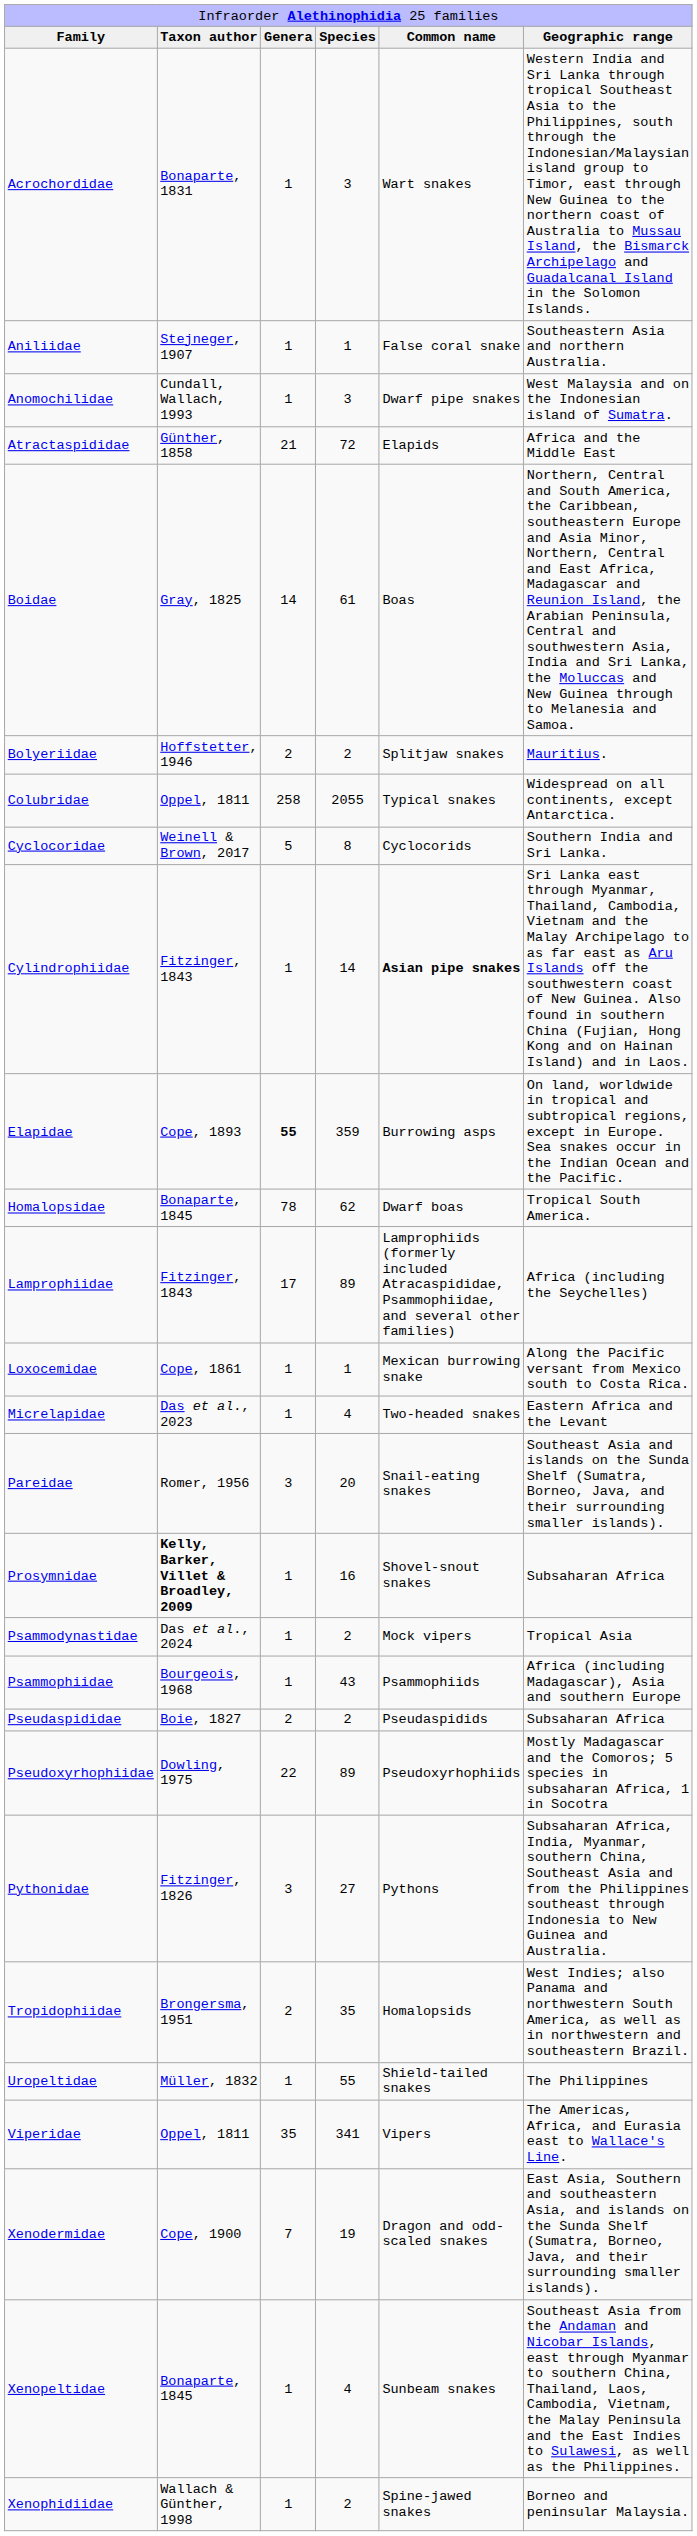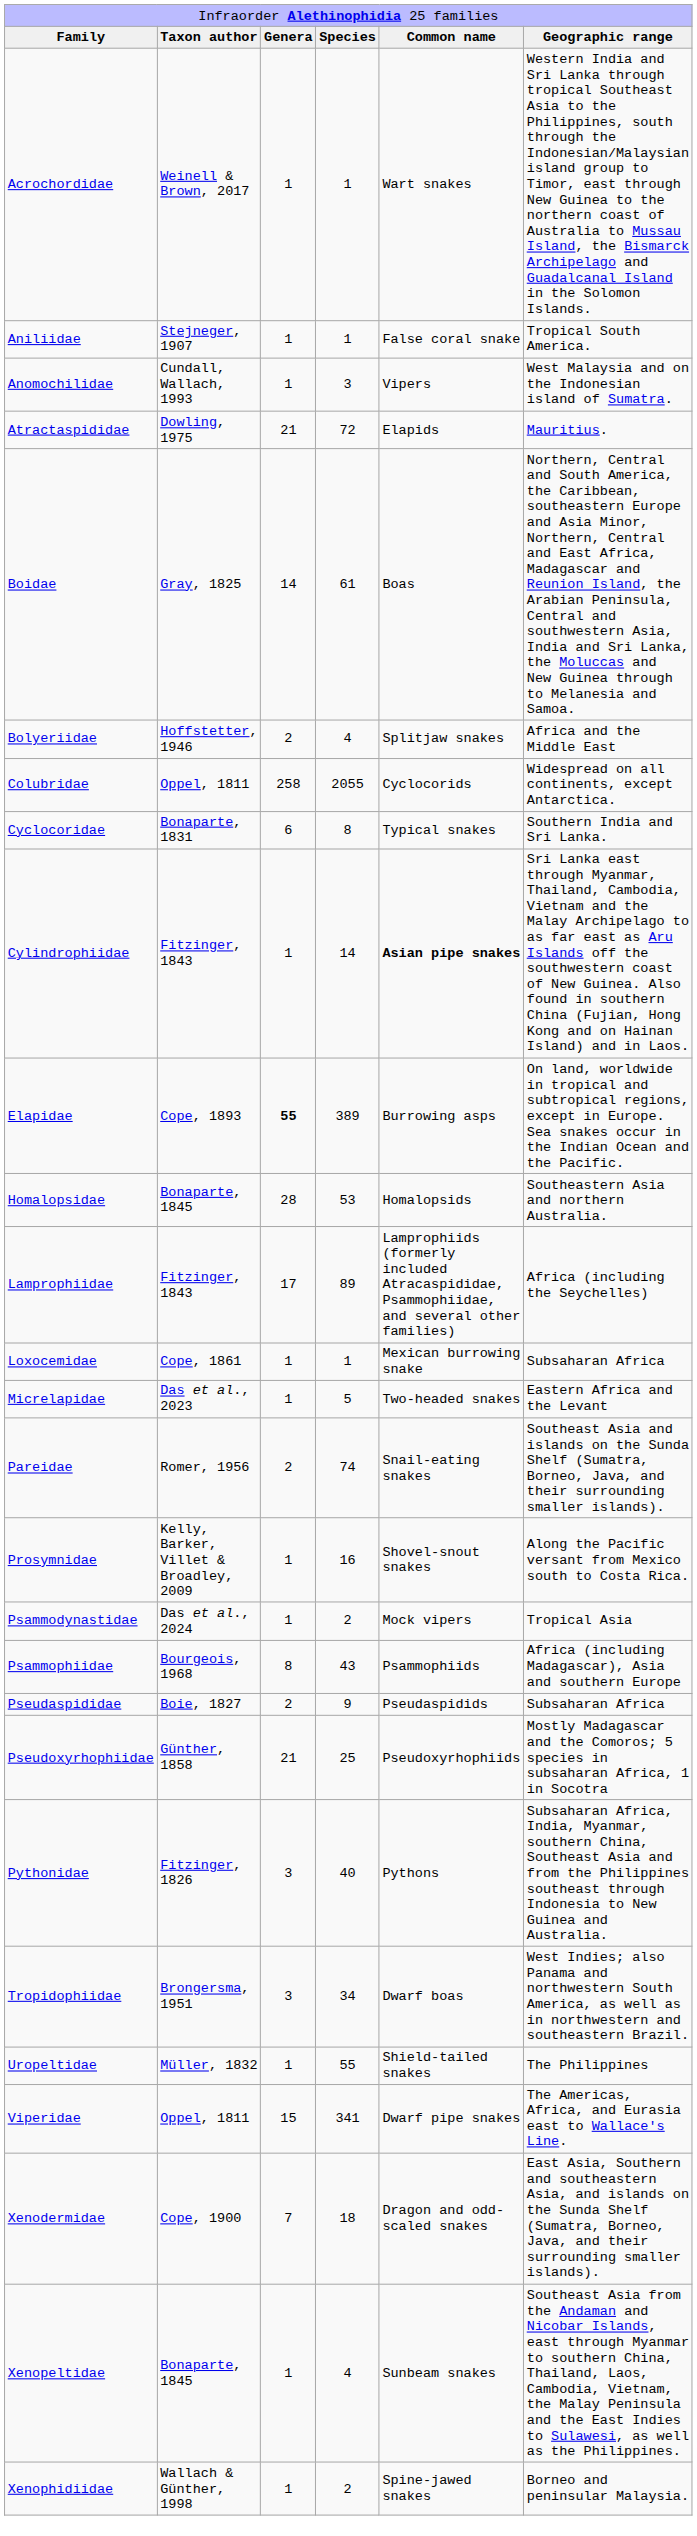(201, 184) Bonaparte, 1831 -> (205, 184) Weinell & Brown, 2017
(348, 184) 3 -> (348, 184) 1
(596, 347) Southeastern Asia and northern Australia. -> (584, 339) Tropical South America.
(451, 400) Dwarf pipe snakes -> (407, 384) Vipers
(193, 446) Günther, 1858 -> (193, 430) Dowling, 1975
(584, 446) Africa and the Middle East -> (567, 430) Mauritius.
(348, 755) 2 -> (348, 739) 4
(567, 755) Mauritius. -> (584, 739) Africa and the Middle East
(439, 800) Typical snakes -> (427, 785) Cyclocorids
(205, 846) Weinell & Brown, 2017 -> (201, 830) Bonaparte, 1831
(288, 846) 5 -> (288, 830) 6
(427, 846) Cyclocorids -> (439, 830) Typical snakes
(348, 1132) 359 -> (348, 1116) 389
(288, 1208) 78 -> (288, 1200) 28
(348, 1208) 62 -> (348, 1200) 53
(423, 1208) Dwarf boas -> (427, 1200) Homalopsids
(584, 1208) Tropical South America. -> (596, 1200) Southeastern Asia and northern Australia.
(608, 1369) Along the Pacific versant from Mexico south to Costa Rica. -> (596, 1361) Subsaharan Africa
(348, 1415) 4 -> (348, 1399) 5
(288, 1483) 3 -> (288, 1468) 2
(348, 1483) 20 -> (348, 1468) 74
(197, 1576) bold -> (197, 1560) normal
(596, 1576) Subsaharan Africa -> (608, 1560) Along the Pacific versant from Mexico south to Costa Rica.
(288, 1682) 1 -> (288, 1667) 8
(348, 1720) 2 -> (348, 1704) 9
(193, 1773) Dowling, 1975 -> (193, 1757) Günther, 1858
(288, 1773) 22 -> (288, 1757) 21
(348, 1773) 89 -> (348, 1757) 25
(348, 1889) 27 -> (348, 1873) 40
(288, 2012) 2 -> (288, 1997) 3
(348, 2012) 35 -> (348, 1997) 34
(427, 2012) Homalopsids -> (423, 1997) Dwarf boas
(288, 2134) 35 -> (288, 2119) 15
(407, 2134) Vipers -> (451, 2119) Dwarf pipe snakes
(348, 2234) 19 -> (348, 2219) 18
